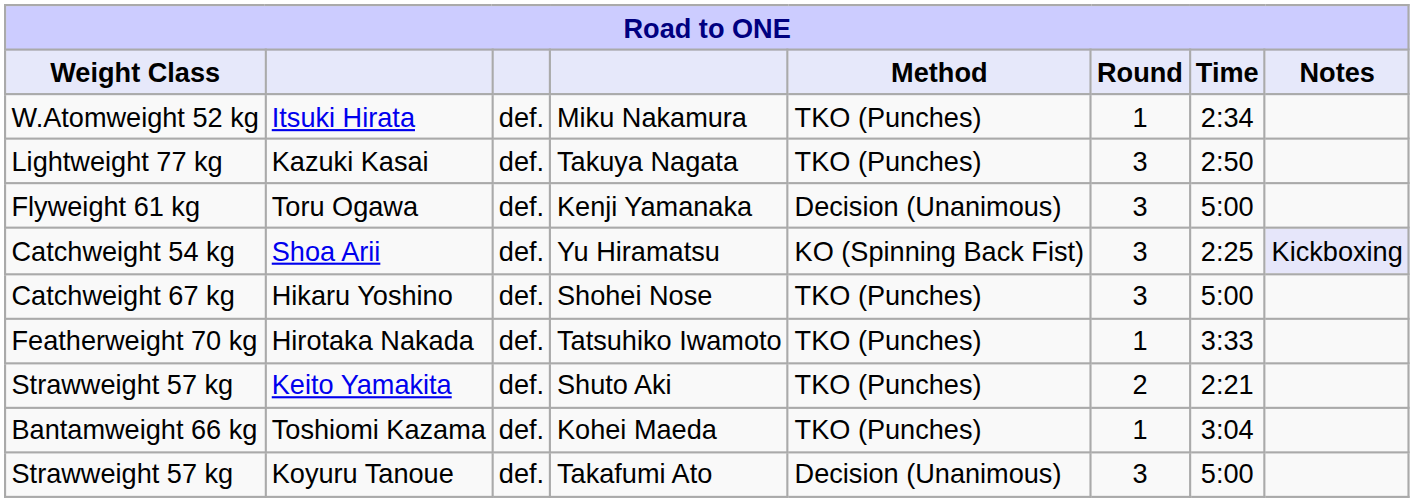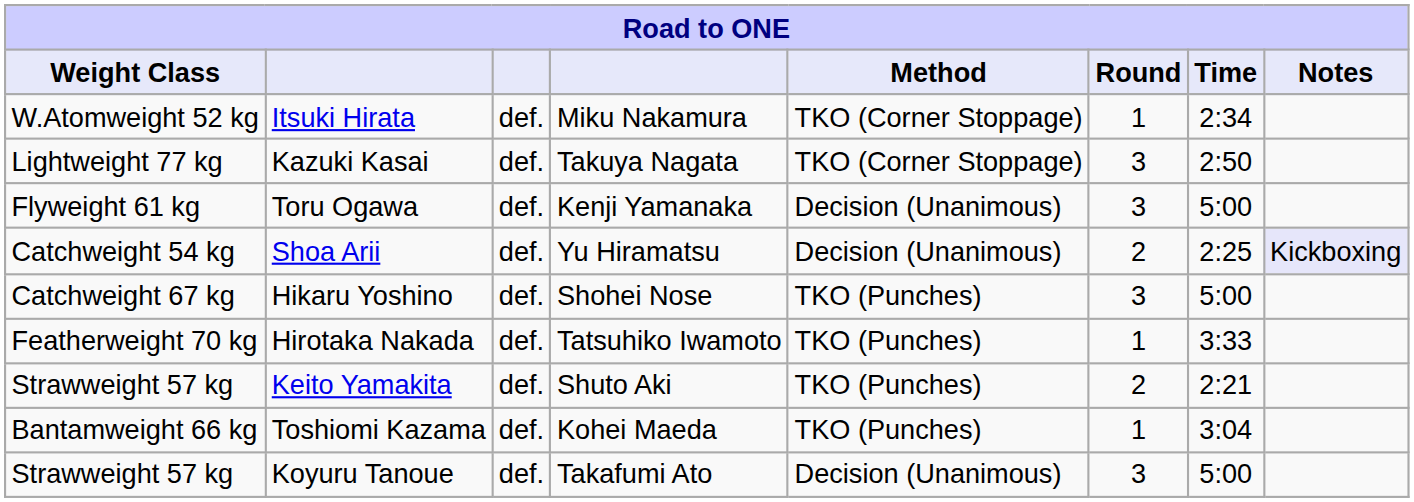(888, 117) TKO (Punches) -> (939, 117) TKO (Corner Stoppage)
(888, 161) TKO (Punches) -> (939, 161) TKO (Corner Stoppage)
(939, 251) KO (Spinning Back Fist) -> (928, 251) Decision (Unanimous)
(1140, 251) 3 -> (1138, 251) 2
